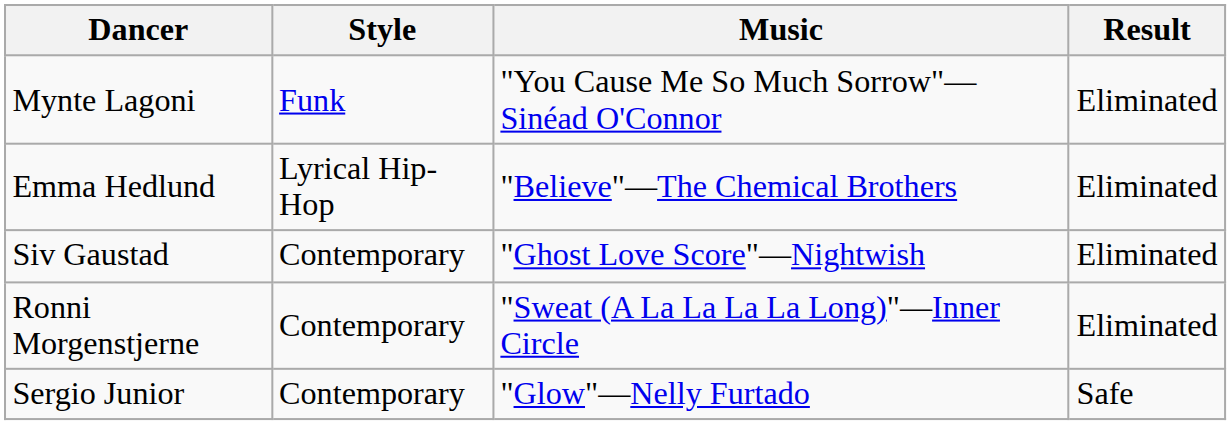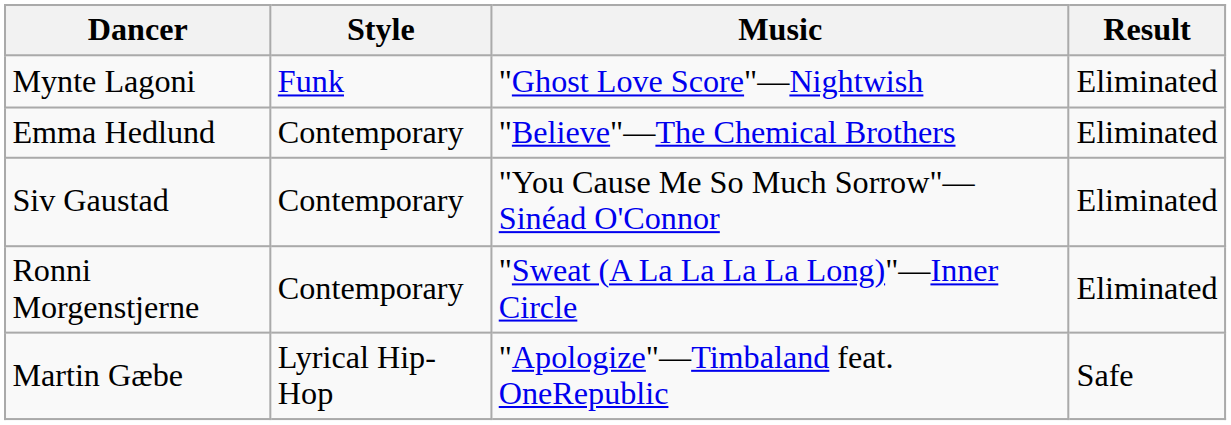(738, 99) "You Cause Me So Much Sorrow"—Sinéad O'Connor -> (711, 81) "Ghost Love Score"—Nightwish
(358, 186) Lyrical Hip-Hop -> (371, 132) Contemporary
(713, 255) "Ghost Love Score"—Nightwish -> (737, 201) "You Cause Me So Much Sorrow"—Sinéad O'Connor
- row: (98, 393)
+ row: (98, 375)
